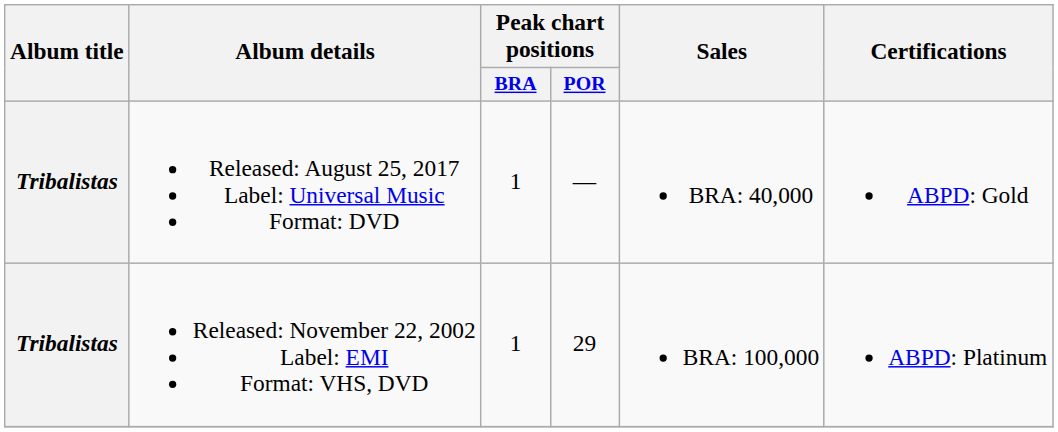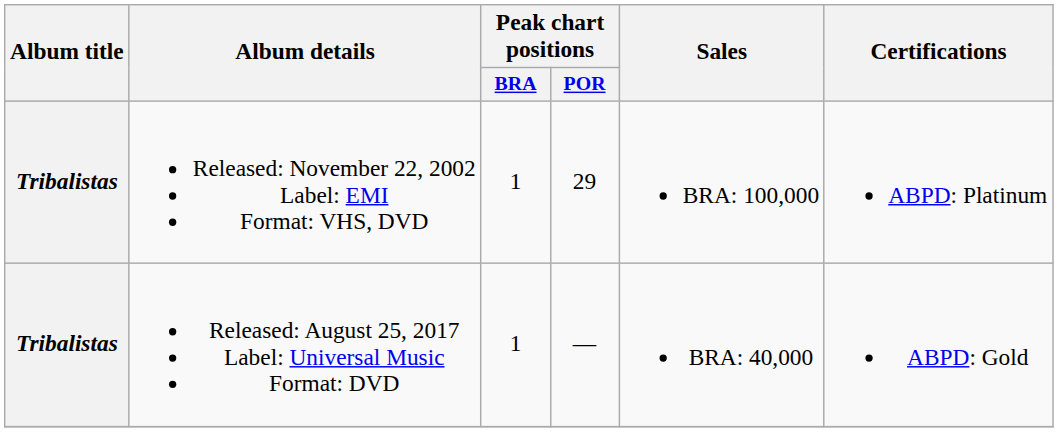rows swapped: (305, 358) <-> (305, 195)
